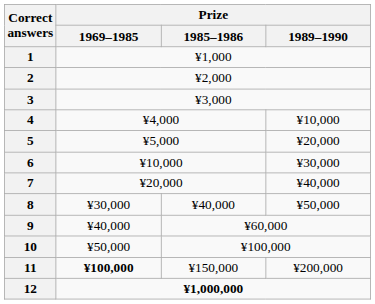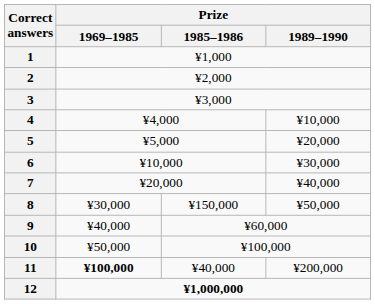(213, 204) ¥40,000 -> (213, 204) ¥150,000
(213, 267) ¥150,000 -> (213, 267) ¥40,000
